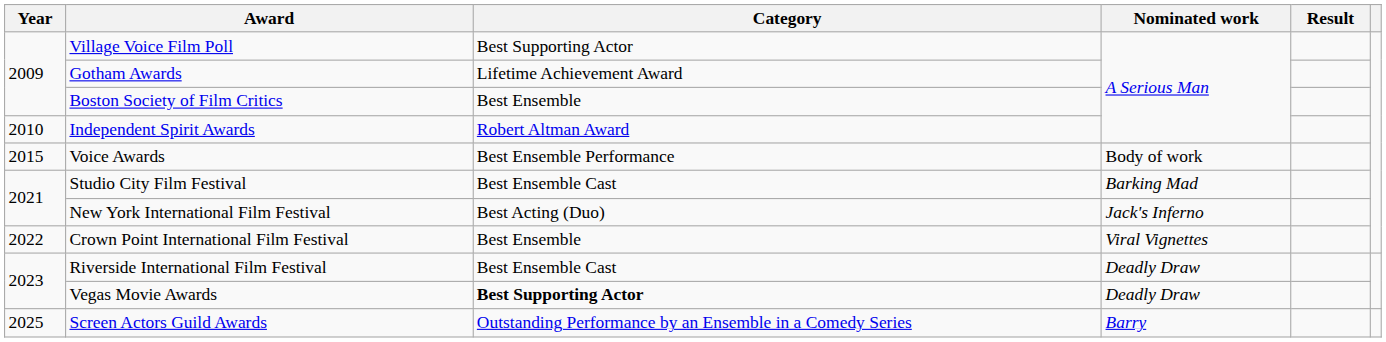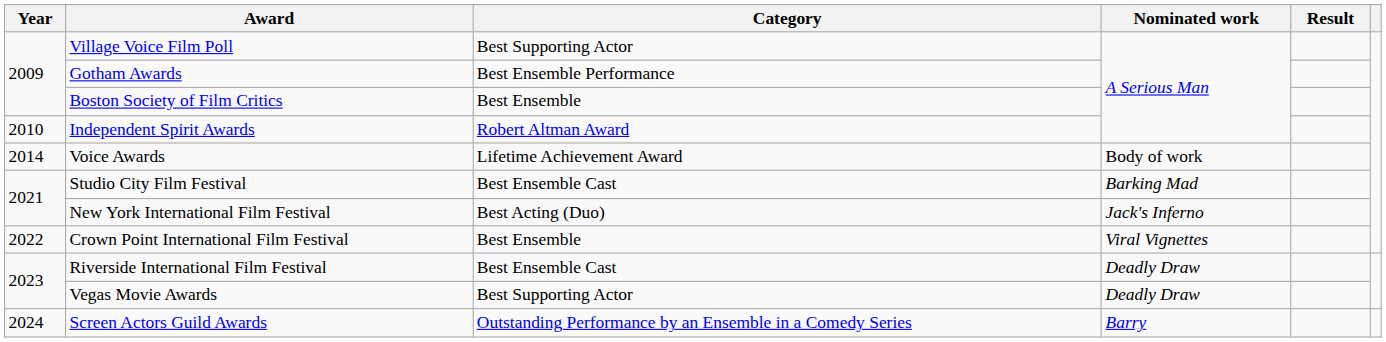(580, 73) Lifetime Achievement Award -> (576, 73) Best Ensemble Performance
(26, 156) 2015 -> (26, 156) 2014
(576, 156) Best Ensemble Performance -> (580, 156) Lifetime Achievement Award
(560, 294) bold -> (555, 294) normal
(26, 322) 2025 -> (26, 322) 2024
